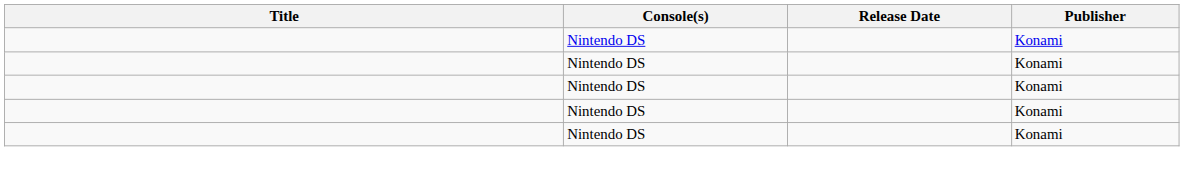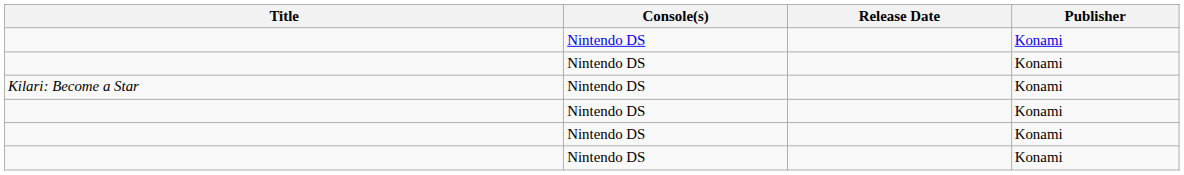+ row: (73, 87)
